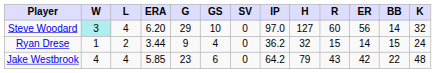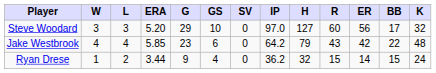(96, 28) paleturquoise background -> (96, 28) no background
(126, 28) 4 -> (126, 28) 3
(156, 28) 6.20 -> (156, 28) 5.20
(394, 28) 14 -> (394, 28) 17
rows swapped: (43, 60) <-> (43, 44)
